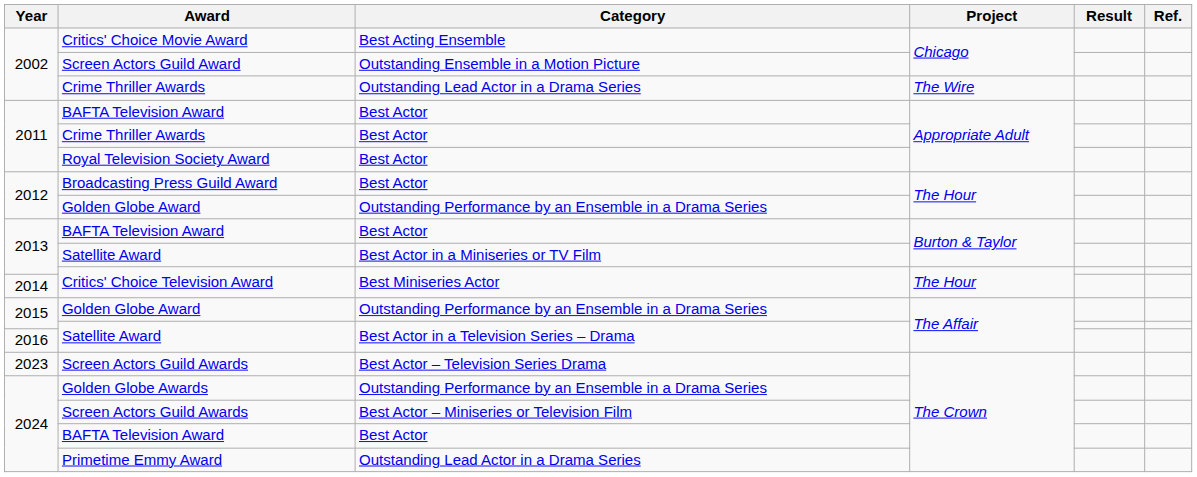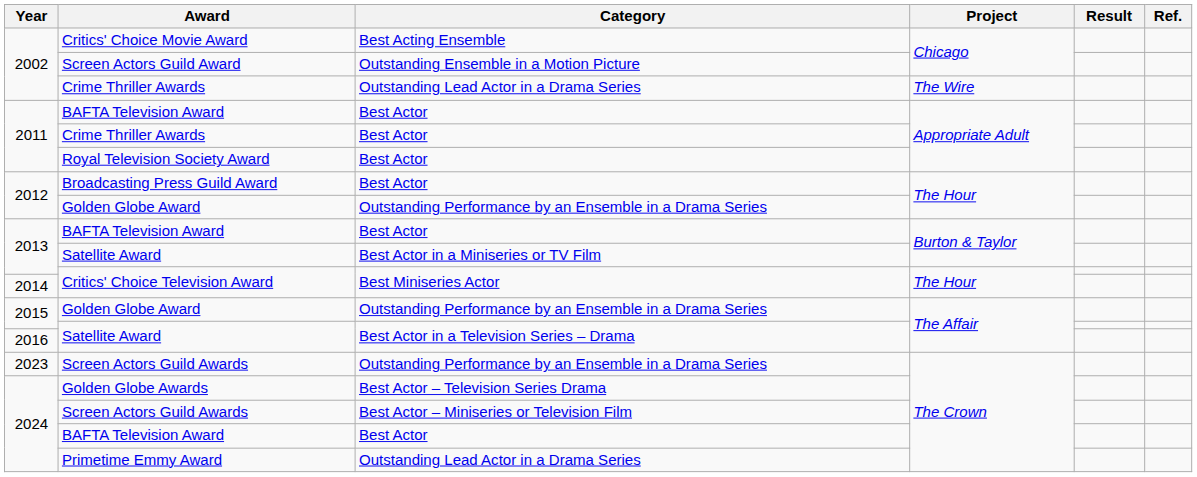(483, 364) Best Actor – Television Series Drama -> (563, 364) Outstanding Performance by an Ensemble in a Drama Series
(563, 388) Outstanding Performance by an Ensemble in a Drama Series -> (483, 388) Best Actor – Television Series Drama
